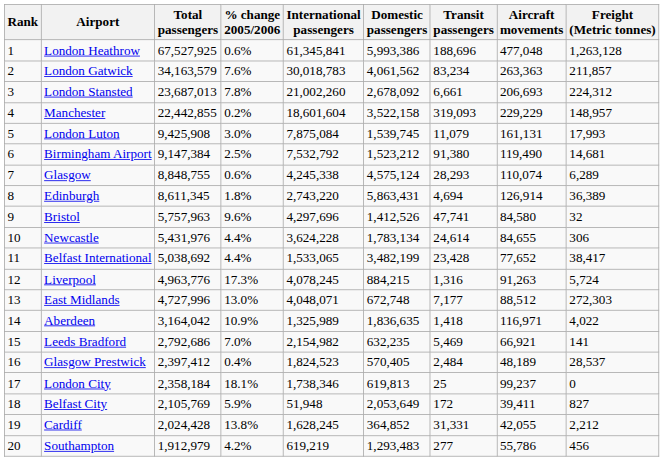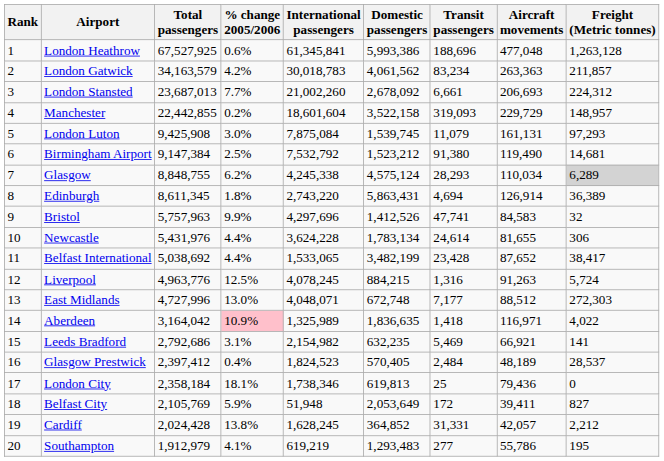(238, 71) 7.6% -> (238, 71) 4.2%
(238, 92) 7.8% -> (238, 92) 7.7%
(521, 112) 229,229 -> (521, 112) 229,729
(587, 133) 17,993 -> (587, 133) 97,293
(238, 175) 0.6% -> (238, 175) 6.2%
(521, 175) 110,074 -> (521, 175) 110,034
(584, 175) no background -> (584, 175) lightgrey background
(238, 216) 9.6% -> (238, 216) 9.9%
(518, 216) 84,580 -> (518, 216) 84,583
(518, 237) 84,655 -> (518, 237) 81,655
(518, 258) 77,652 -> (518, 258) 87,652
(241, 279) 17.3% -> (241, 279) 12.5%
(241, 320) no background -> (241, 320) pink background
(238, 341) 7.0% -> (238, 341) 3.1%
(518, 383) 99,237 -> (518, 383) 79,436
(518, 425) 42,055 -> (518, 425) 42,057
(238, 445) 4.2% -> (238, 445) 4.1%
(579, 445) 456 -> (579, 445) 195
